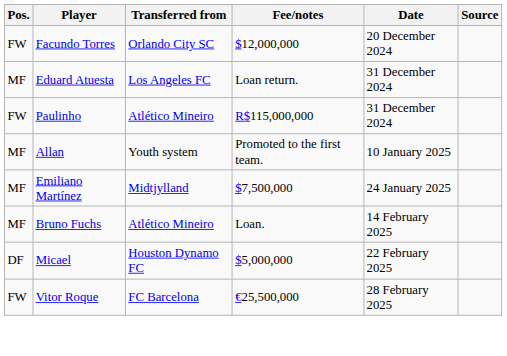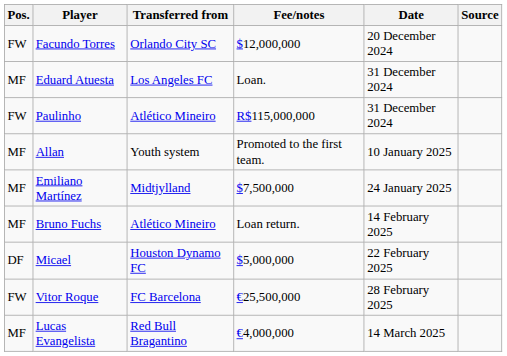(267, 79) Loan return. -> (251, 79) Loan.
(250, 224) Loan. -> (268, 224) Loan return.
+ row: (65, 333)
